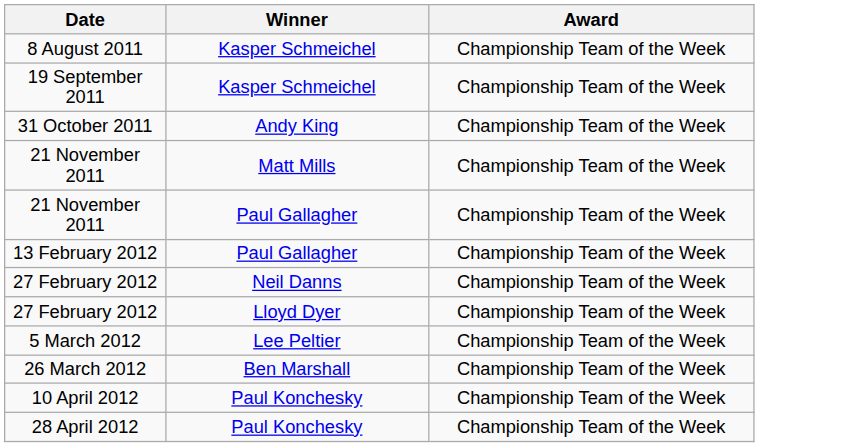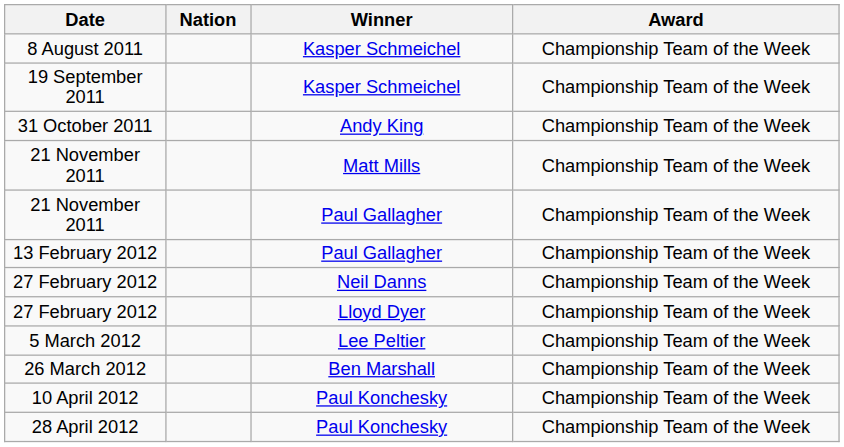+ column: (208, 19)
